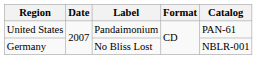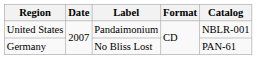(219, 29) PAN-61 -> (226, 29) NBLR-001
(226, 46) NBLR-001 -> (219, 46) PAN-61
